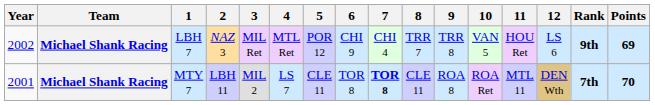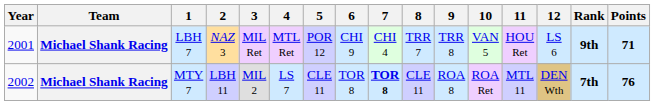(21, 44) 2002 -> (21, 44) 2001
(628, 44) 69 -> (628, 44) 71
(21, 81) 2001 -> (21, 81) 2002
(628, 81) 70 -> (628, 81) 76
